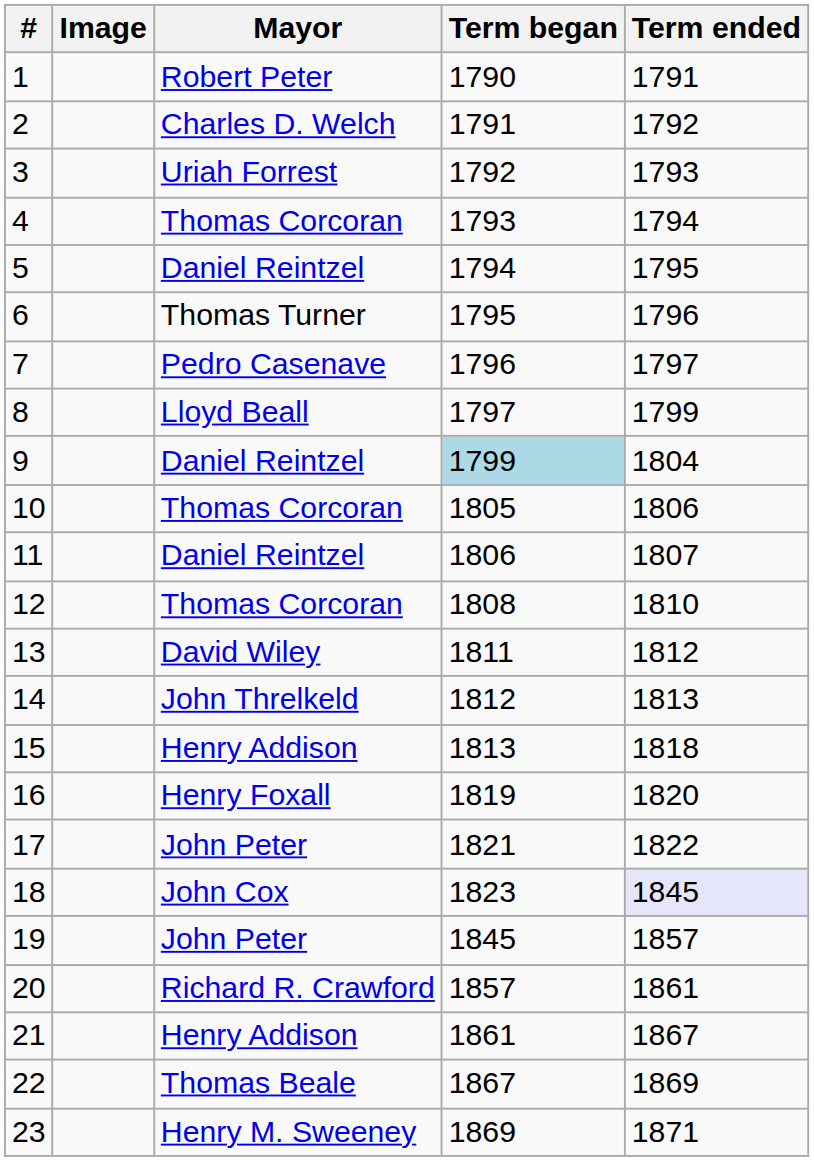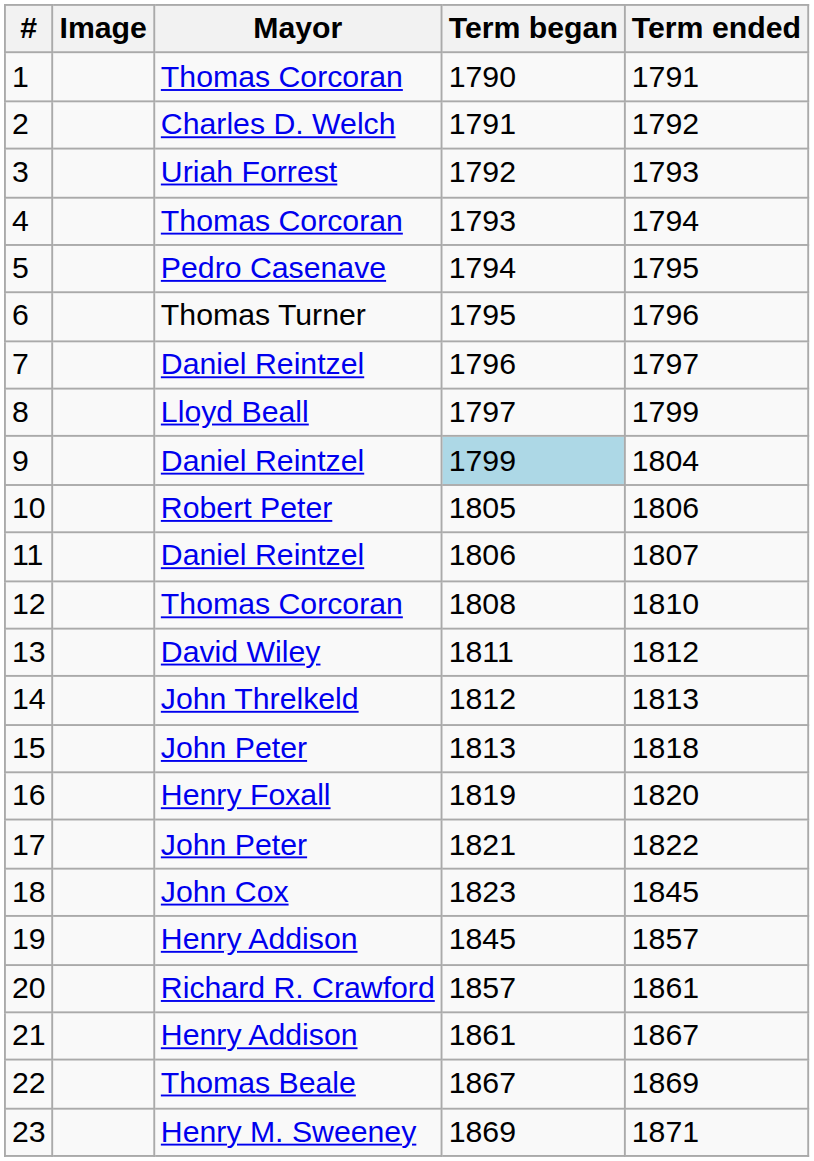(247, 76) Robert Peter -> (282, 76) Thomas Corcoran
(263, 268) Daniel Reintzel -> (273, 268) Pedro Casenave
(273, 364) Pedro Casenave -> (263, 364) Daniel Reintzel
(282, 508) Thomas Corcoran -> (247, 508) Robert Peter
(259, 747) Henry Addison -> (234, 747) John Peter
(665, 891) lavender background -> (665, 891) no background
(234, 939) John Peter -> (259, 939) Henry Addison
